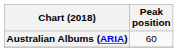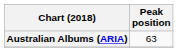(151, 39) 60 -> (151, 39) 63
